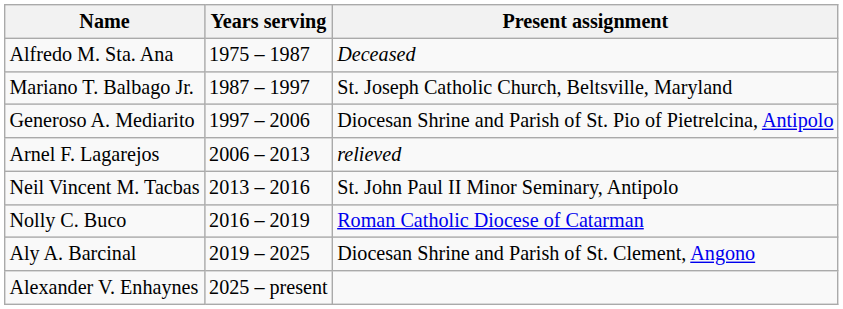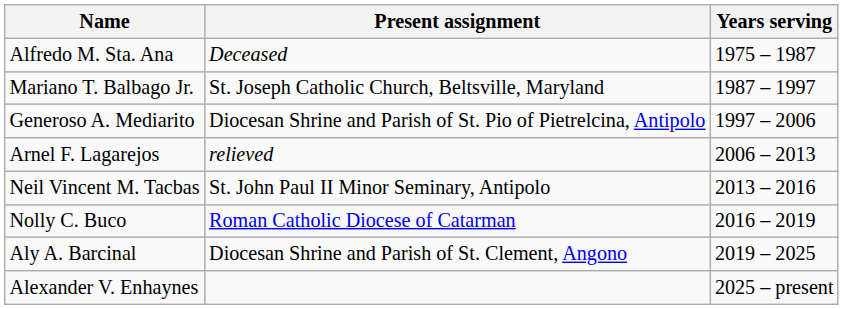columns swapped: (268, 21) <-> (585, 21)
